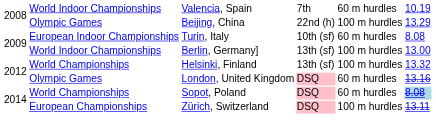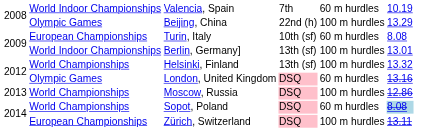(104, 37) European Indoor Championships -> (88, 37) European Championships
(418, 51) 13.00 -> (400, 51) 13.01
+ row: (201, 93)
